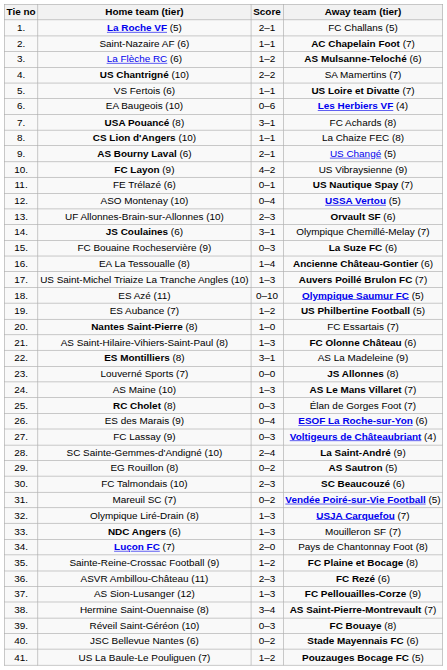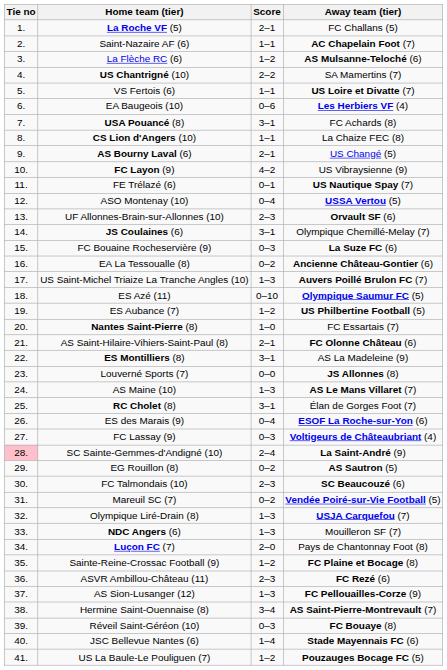(267, 264) 1–4 -> (267, 264) 0–2
(267, 342) 1–3 -> (267, 342) 2–1
(267, 405) 0–3 -> (267, 405) 3–1
(21, 452) no background -> (21, 452) pink background
(267, 641) 0–2 -> (267, 641) 1–4
